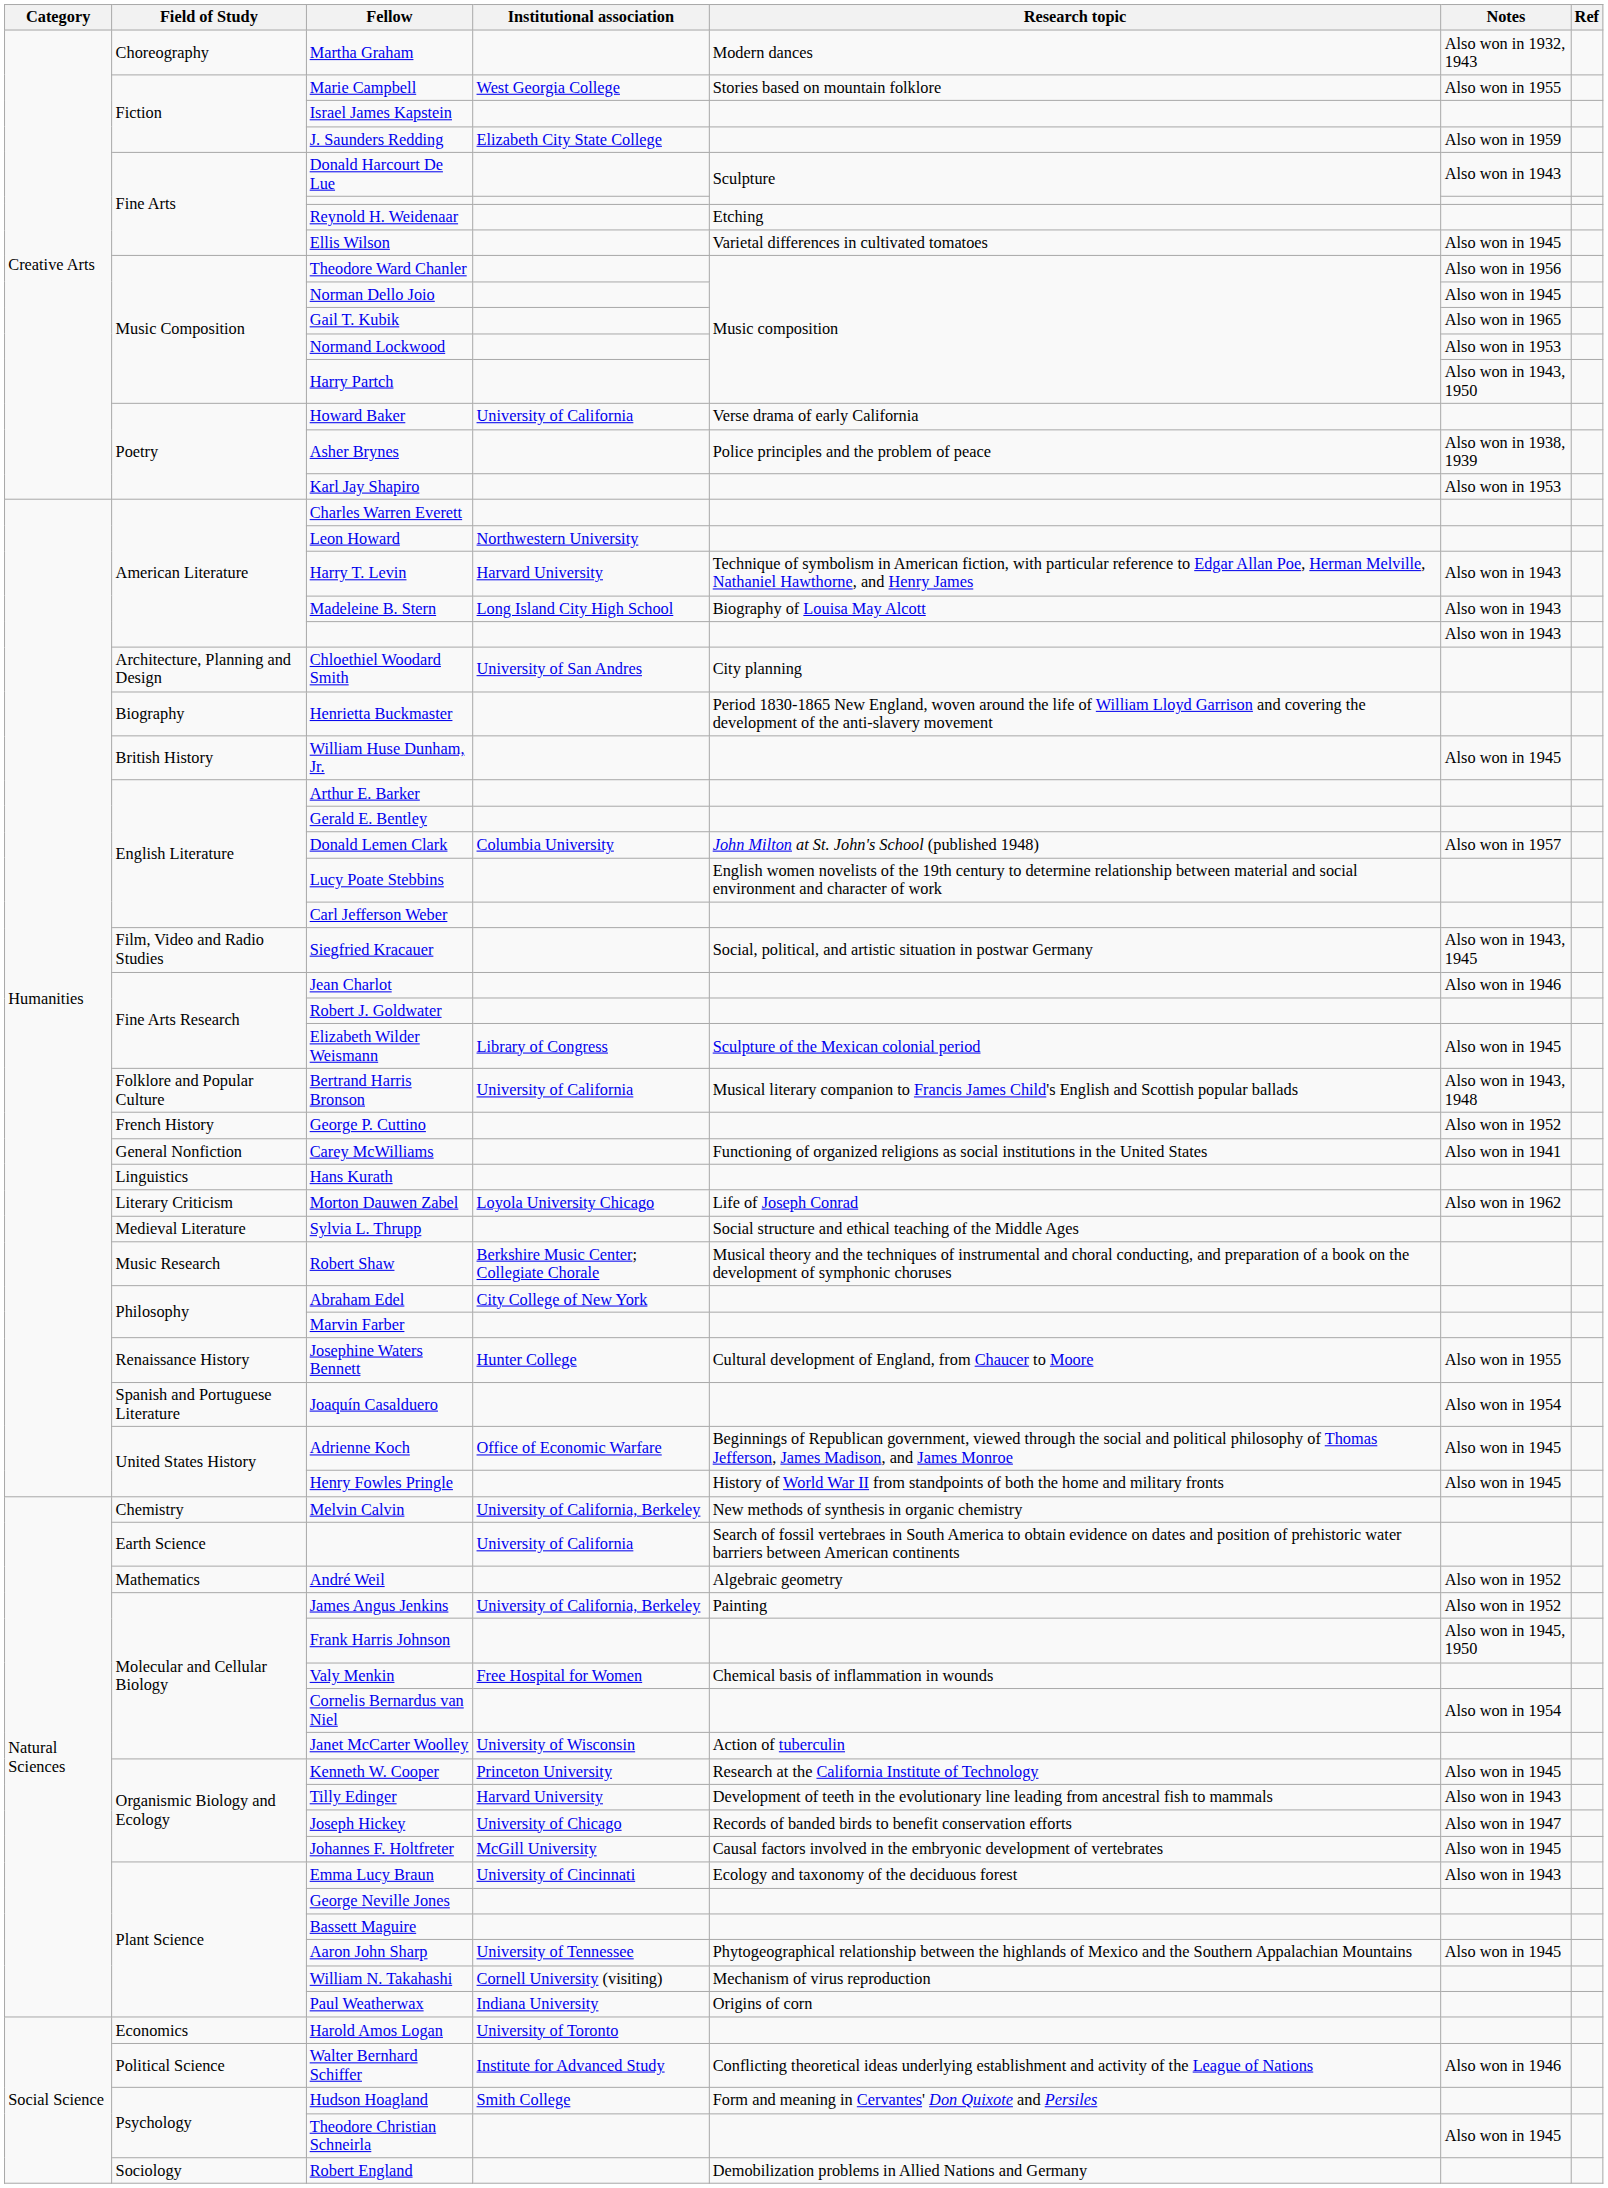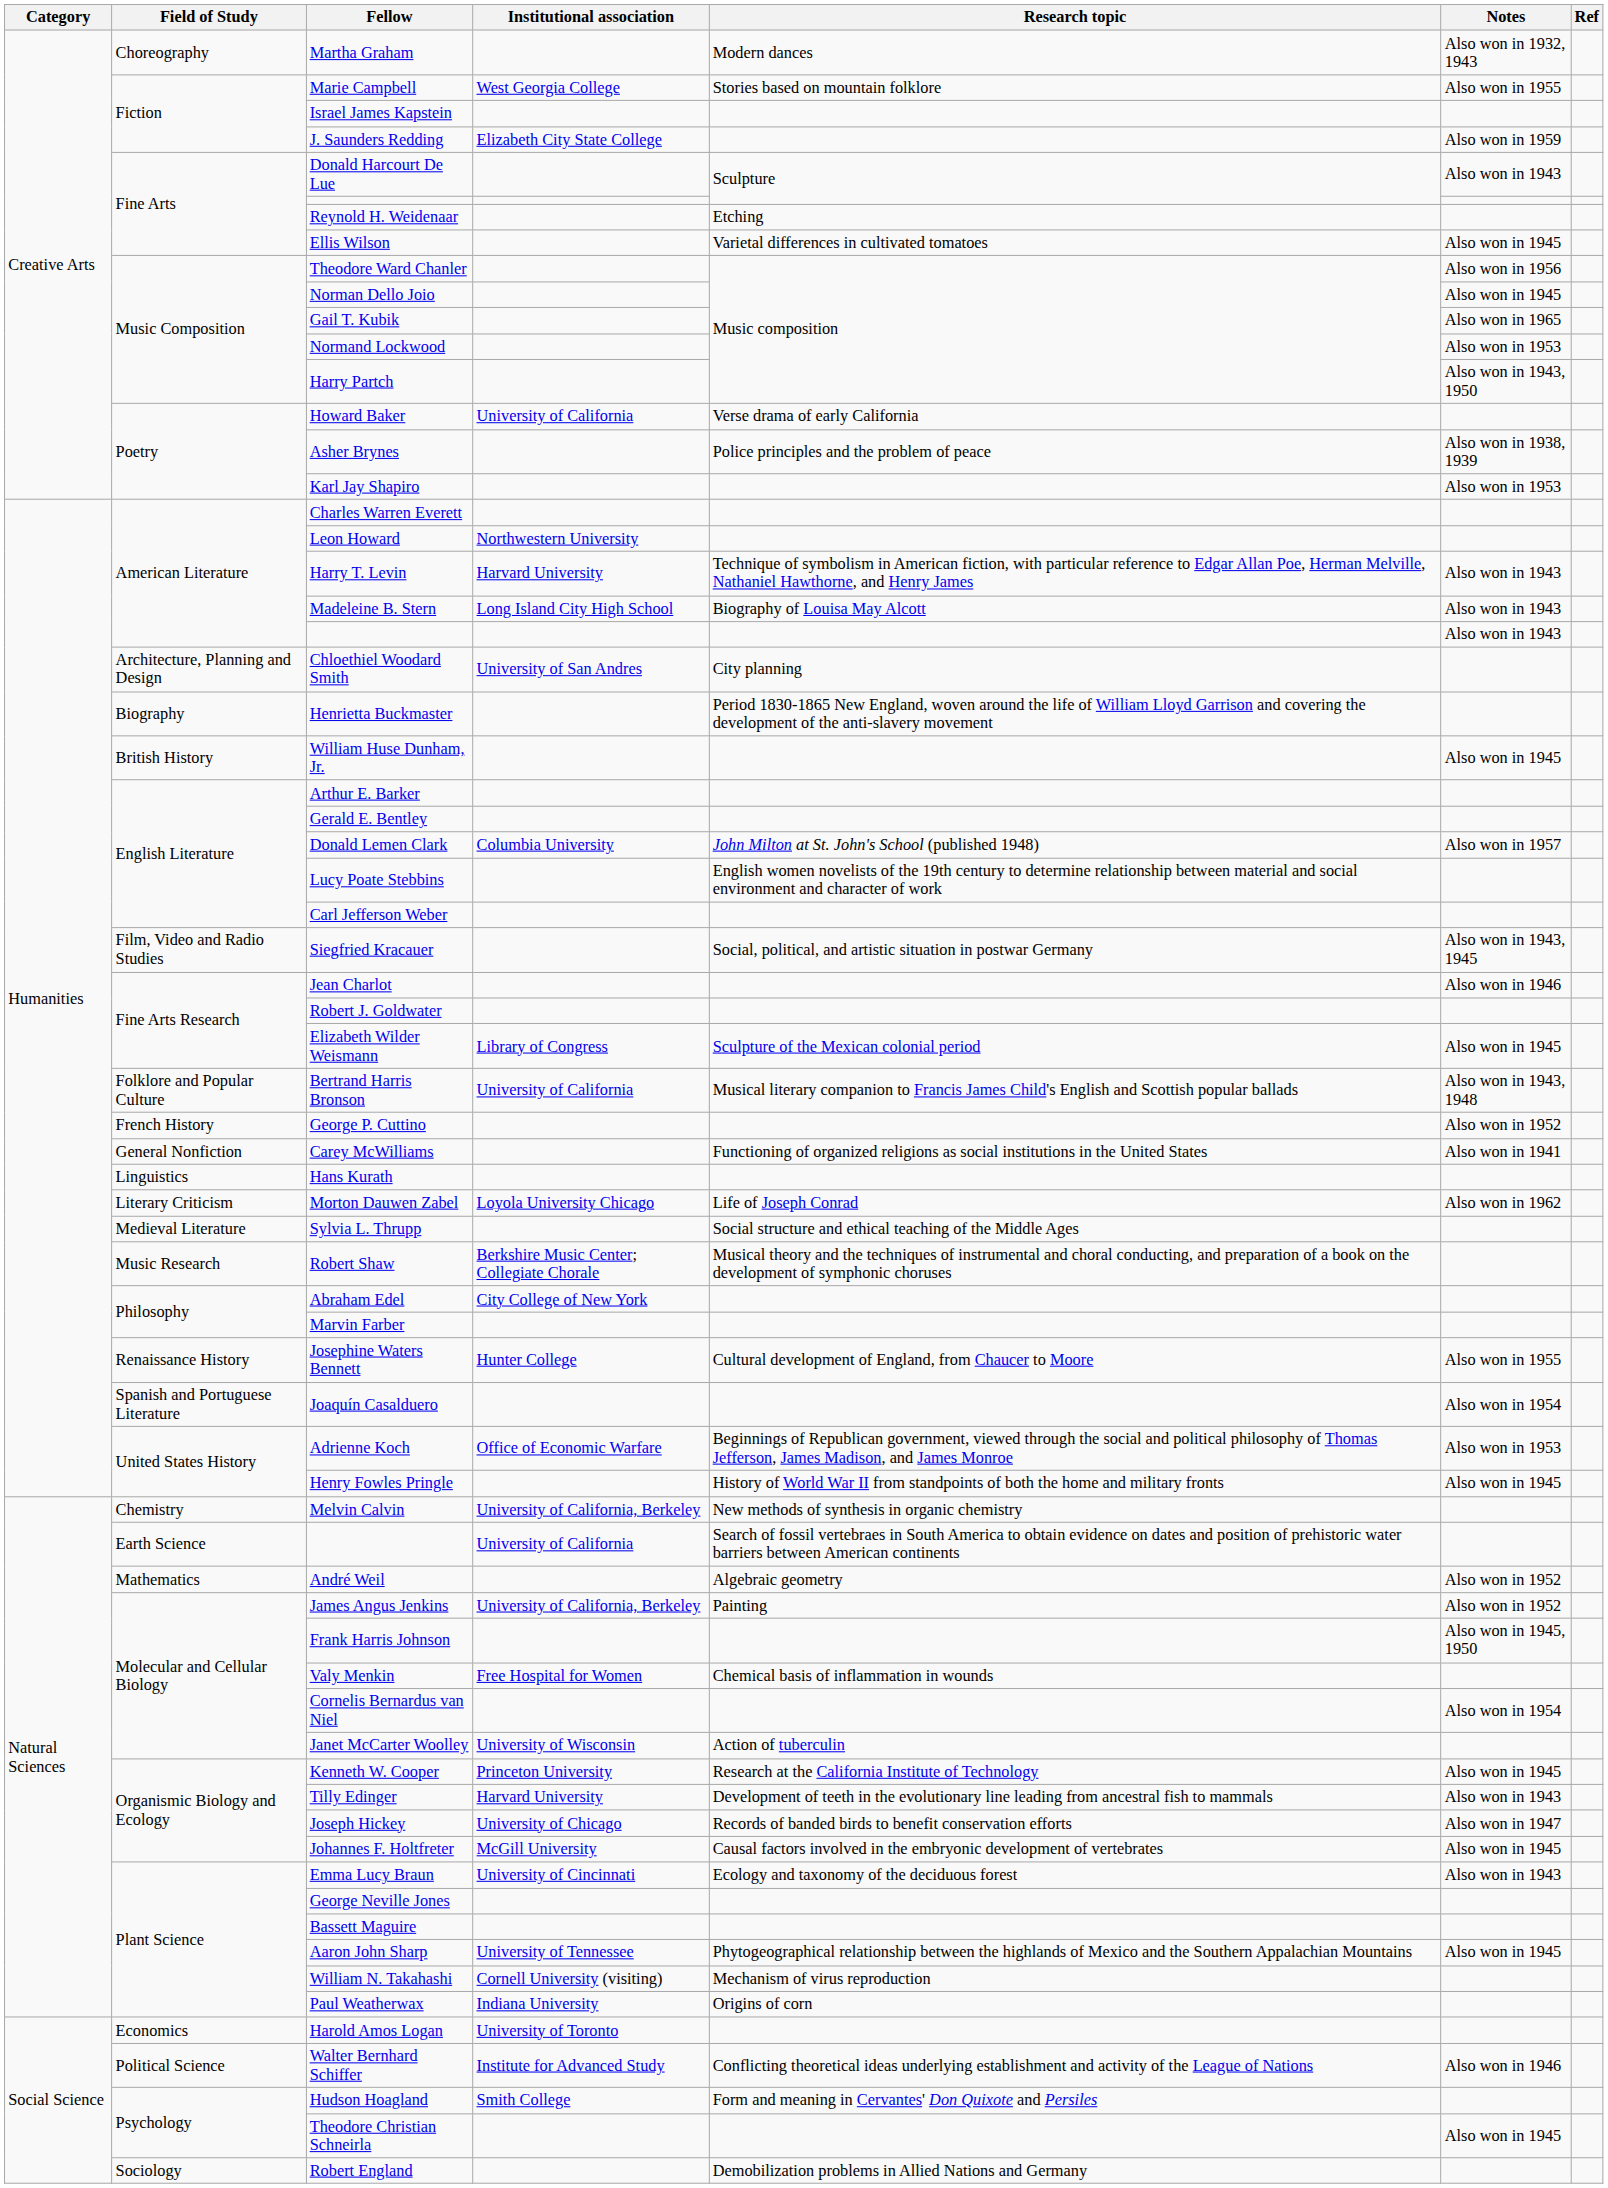(1503, 1448) Also won in 1945 -> (1503, 1448) Also won in 1953
